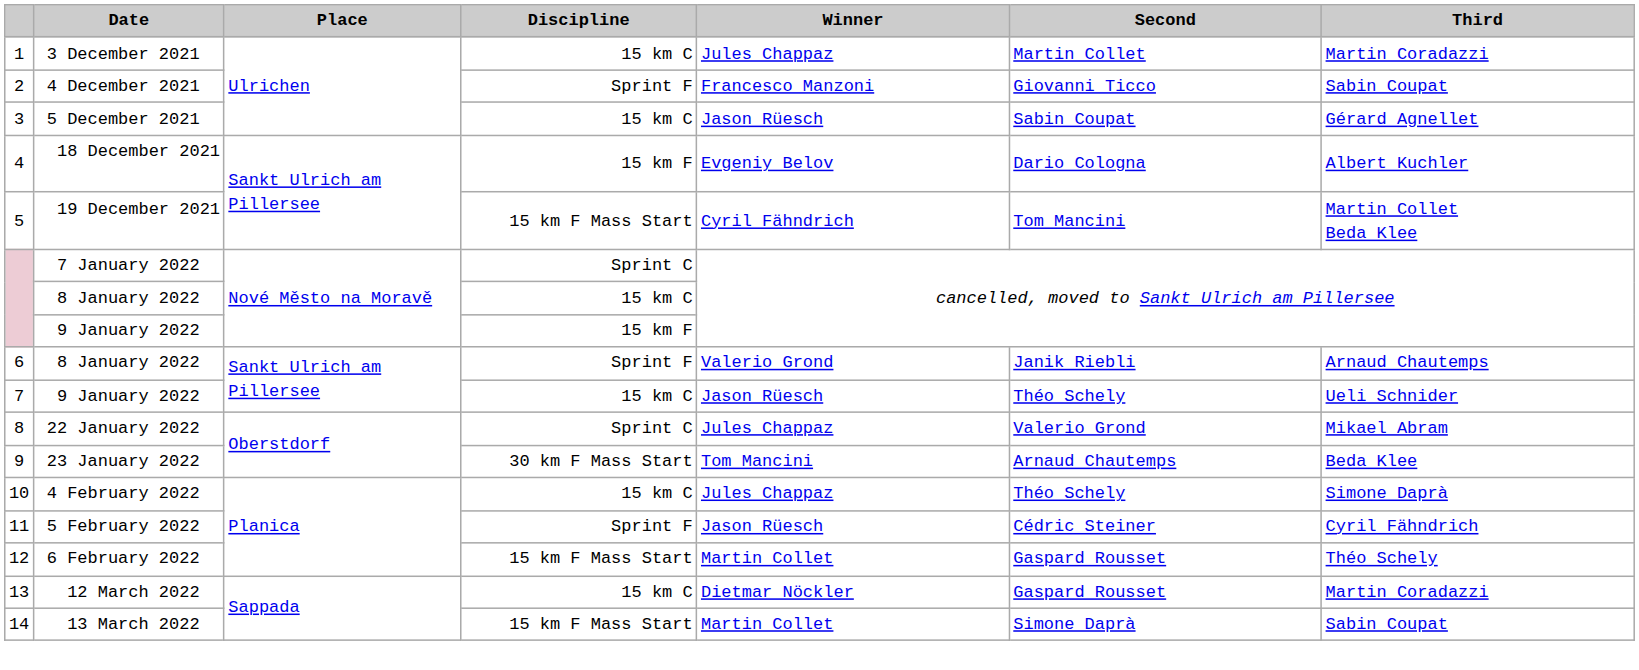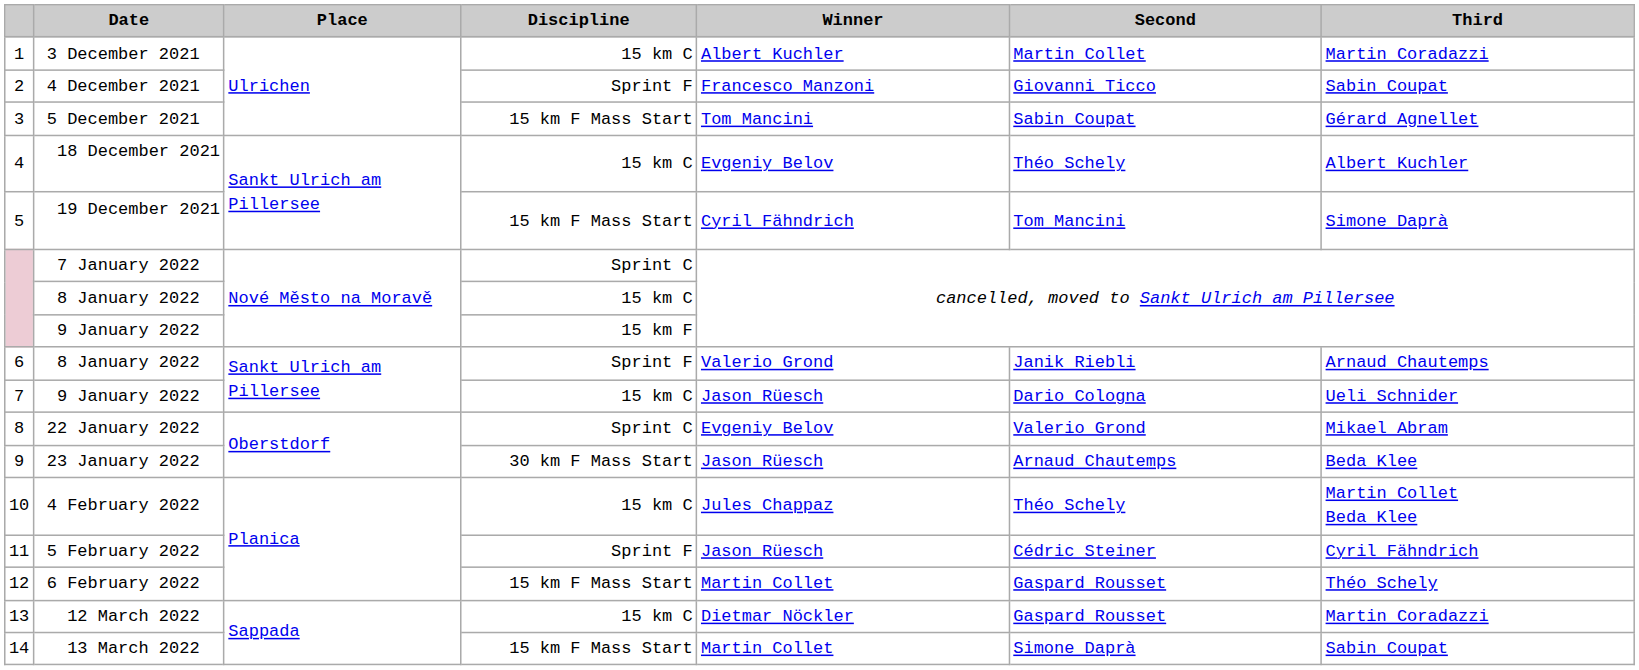(767, 54) Jules Chappaz -> (772, 54) Albert Kuchler
(657, 119) 15 km C -> (601, 119) 15 km F Mass Start
(762, 119) Jason Rüesch -> (757, 119) Tom Mancini
(657, 164) 15 km F -> (657, 164) 15 km C
(1080, 164) Dario Cologna -> (1069, 164) Théo Schely
(1392, 221) Martin Collet Beda Klee -> (1387, 221) Simone Daprà
(1069, 396) Théo Schely -> (1080, 396) Dario Cologna
(767, 429) Jules Chappaz -> (767, 429) Evgeniy Belov
(757, 461) Tom Mancini -> (762, 461) Jason Rüesch
(1387, 494) Simone Daprà -> (1392, 506) Martin Collet Beda Klee
